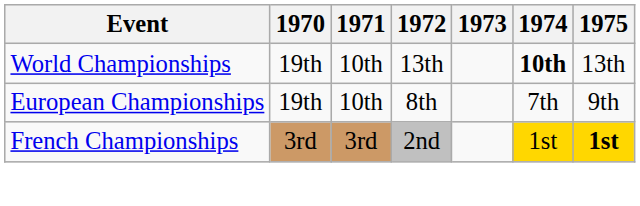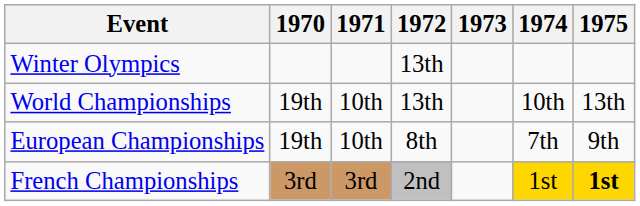+ row: (95, 63)
(543, 63) bold -> (543, 102) normal
